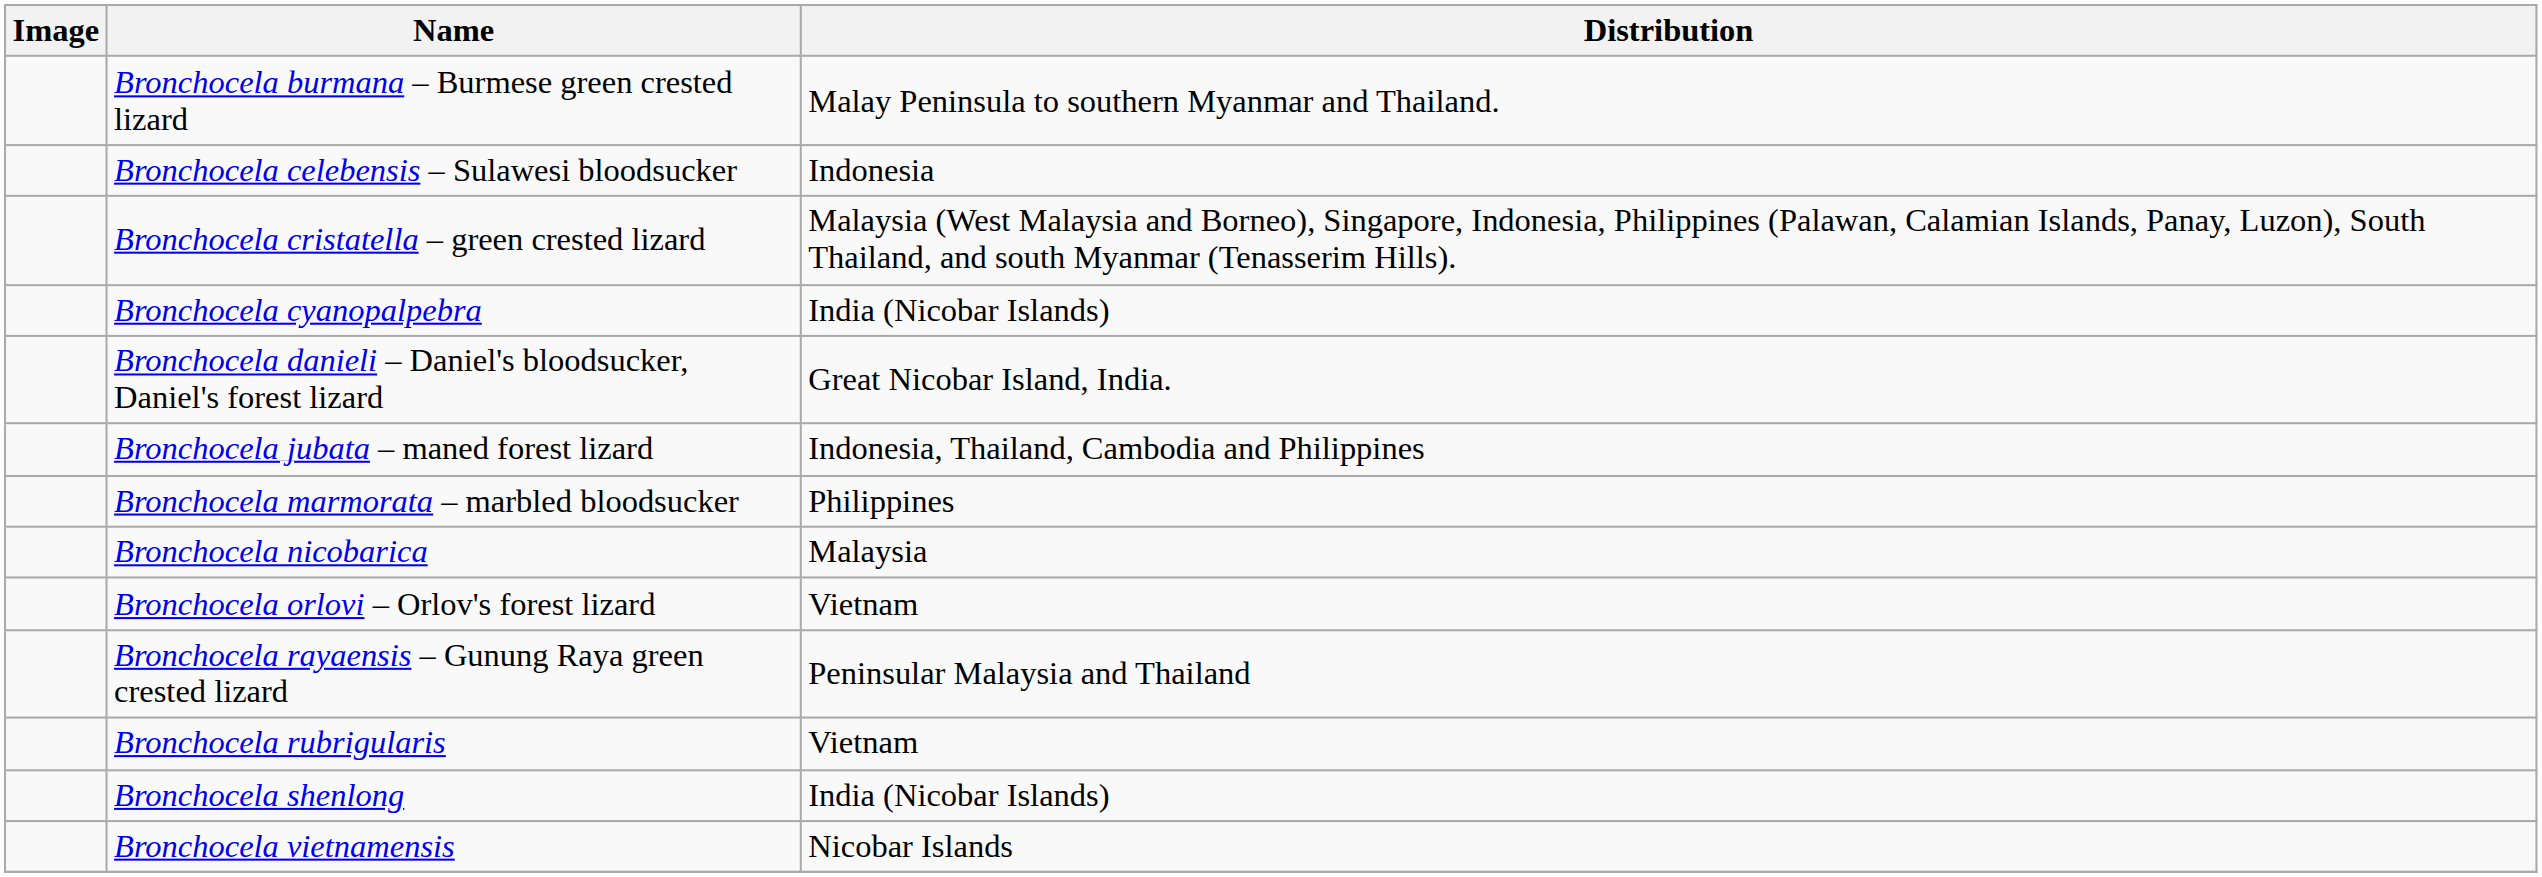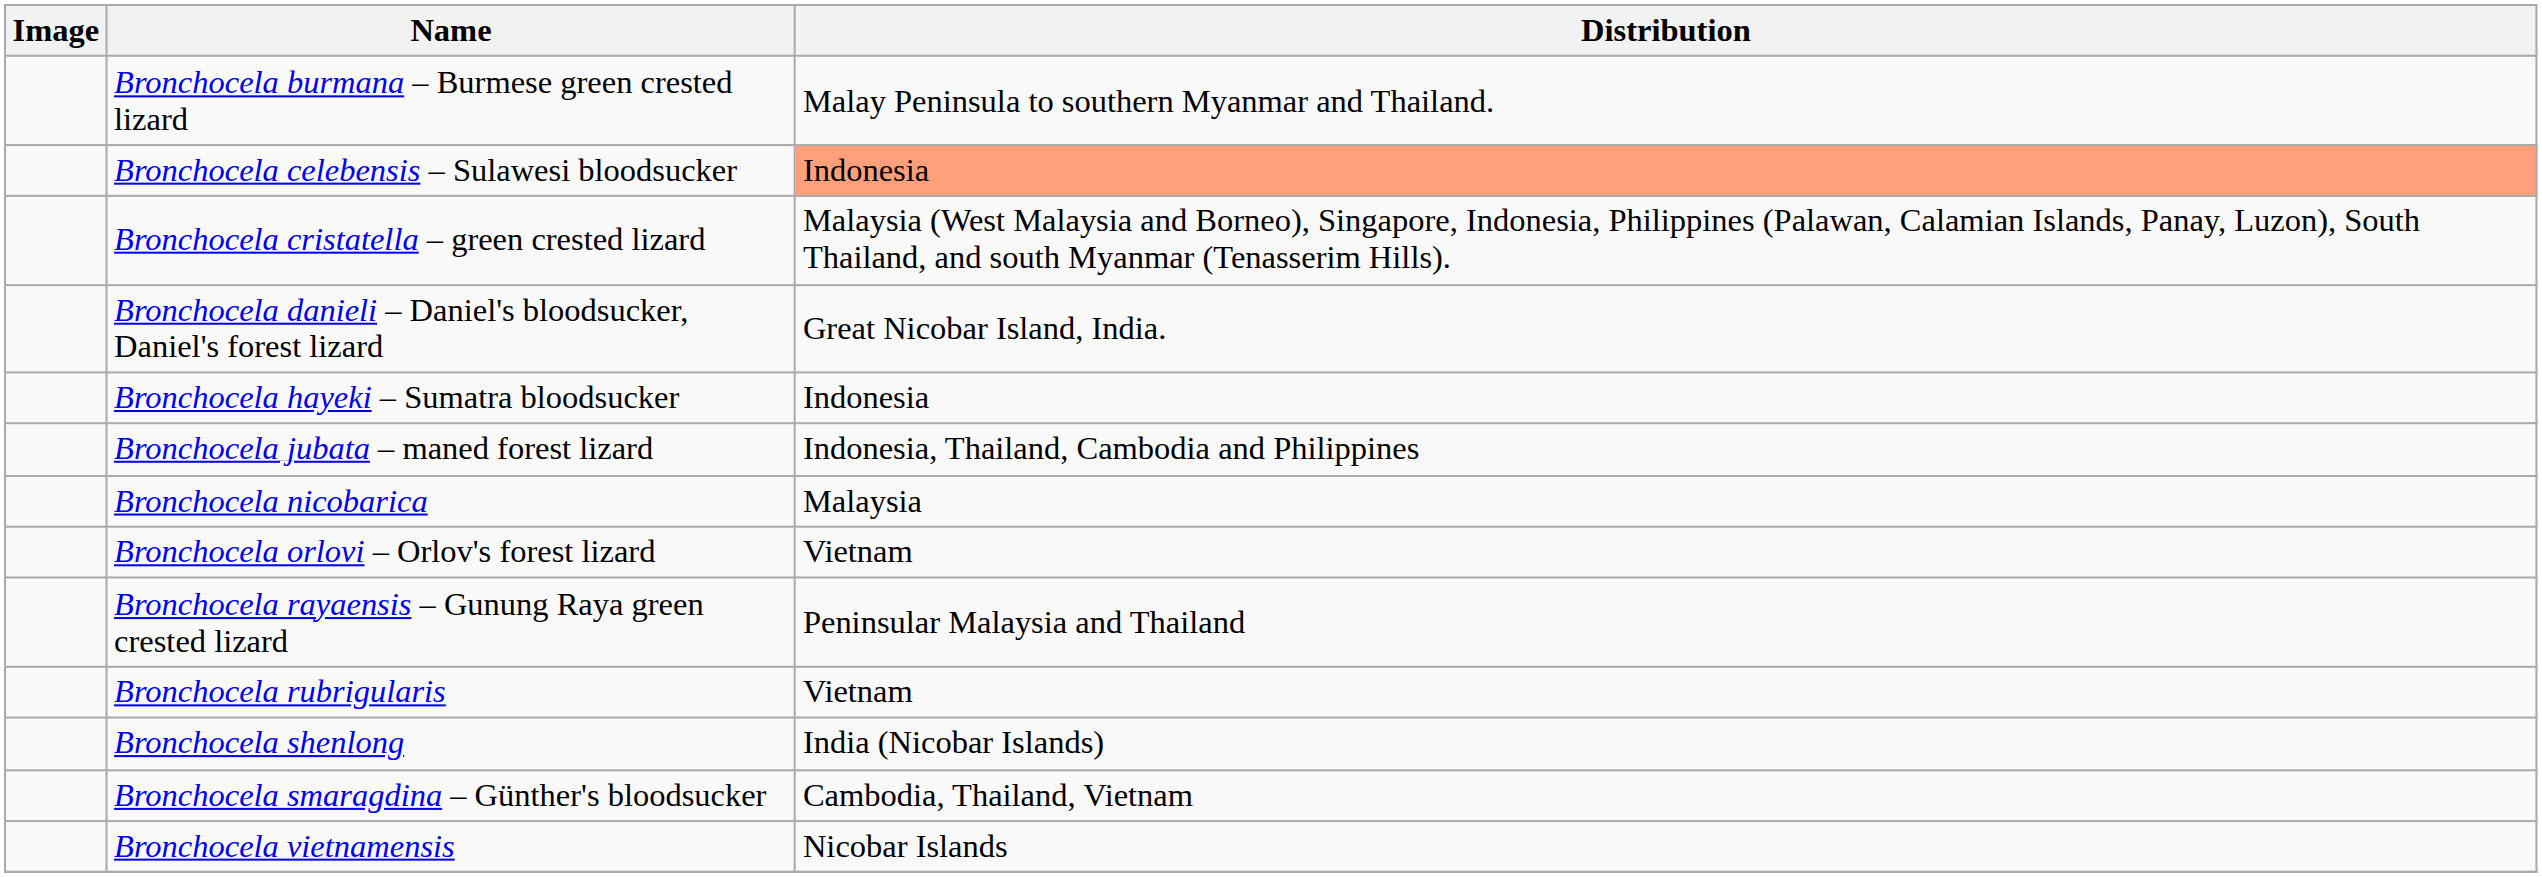(871, 169) no background -> (866, 169) lightsalmon background
- row: (298, 309)
+ row: (397, 397)
- row: (426, 500)
+ row: (440, 794)
